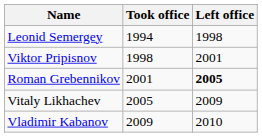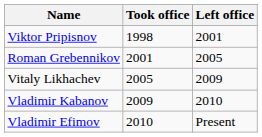- row: (55, 36)
(209, 79) bold -> (209, 57) normal
+ row: (54, 121)
